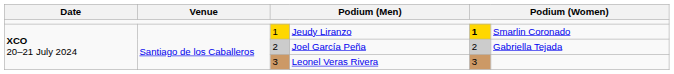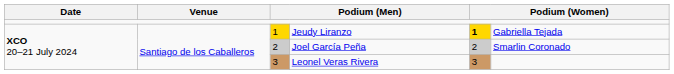(532, 31) Smarlin Coronado -> (528, 31) Gabriella Tejada
(528, 46) Gabriella Tejada -> (532, 46) Smarlin Coronado
